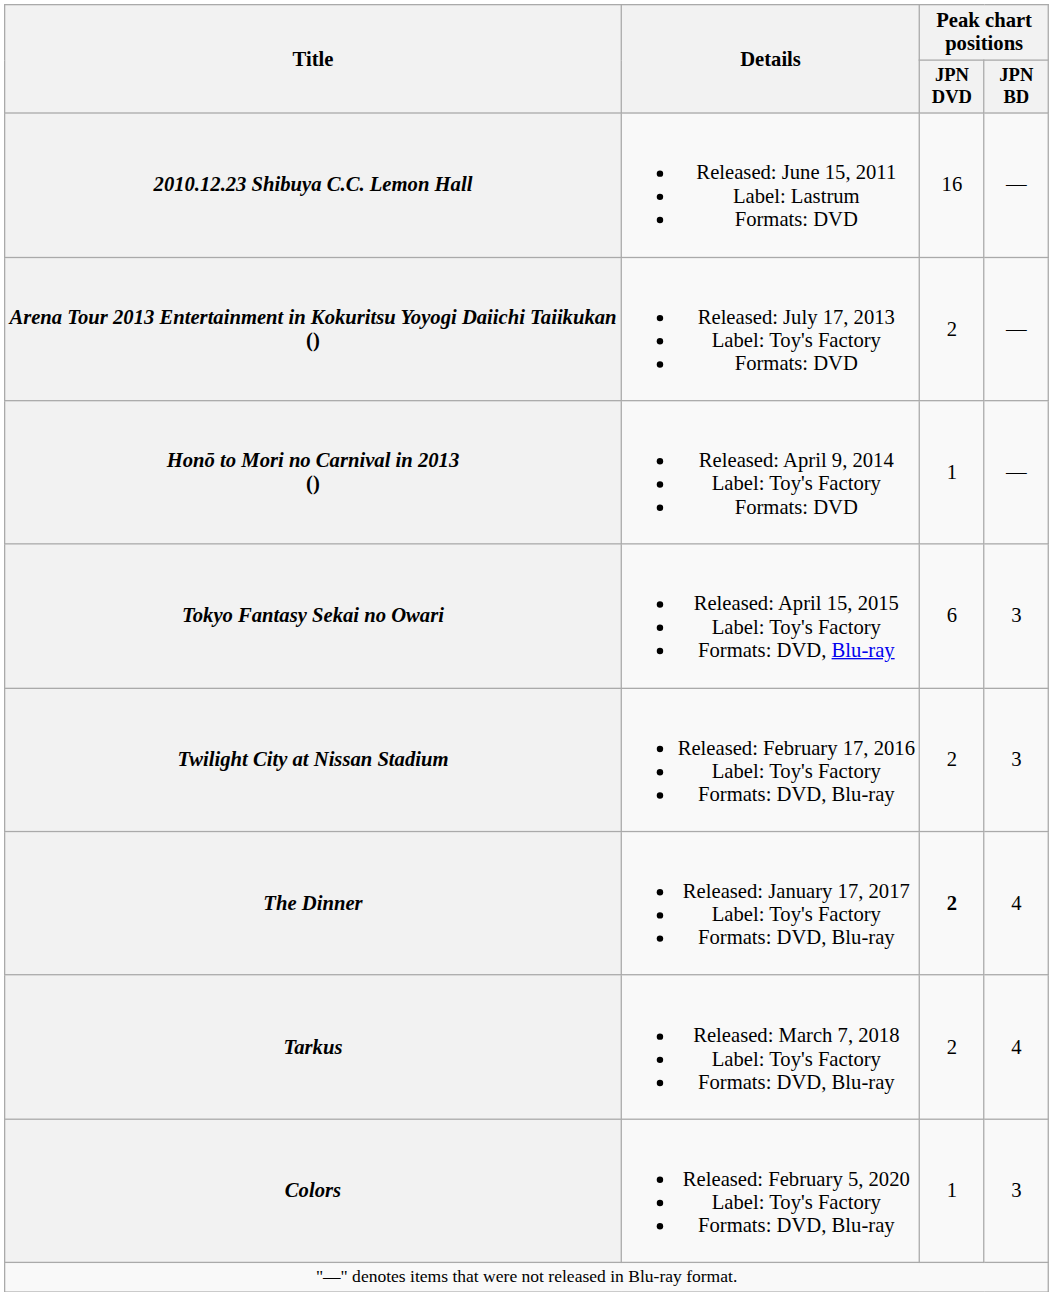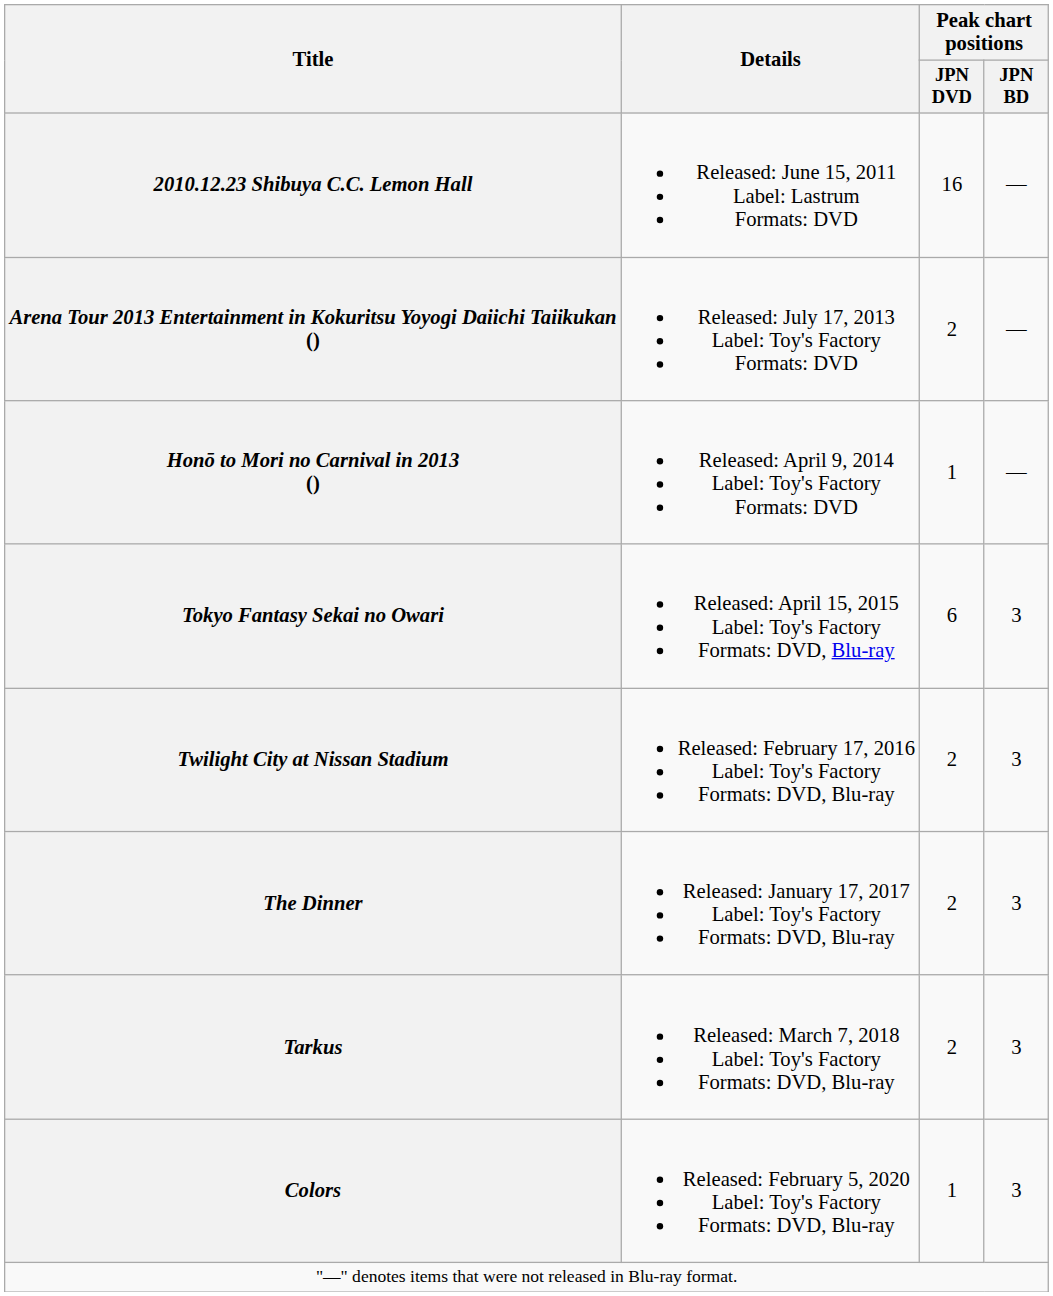(952, 903) bold -> (952, 903) normal
(1016, 903) 4 -> (1016, 903) 3
(1016, 1046) 4 -> (1016, 1046) 3
